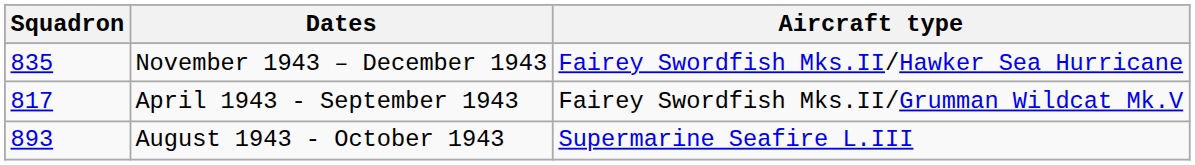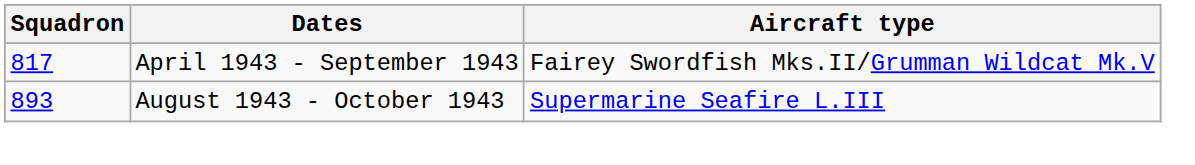- row: (341, 63)
